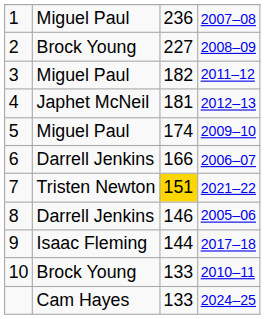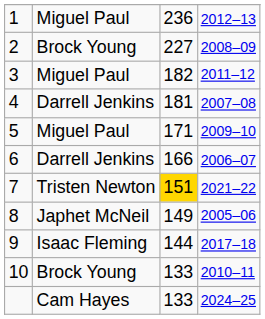(228, 19) 2007–08 -> (228, 19) 2012–13
(93, 103) Japhet McNeil -> (95, 103) Darrell Jenkins
(228, 103) 2012–13 -> (228, 103) 2007–08
(178, 131) 174 -> (178, 131) 171
(95, 215) Darrell Jenkins -> (93, 215) Japhet McNeil
(178, 215) 146 -> (178, 215) 149
